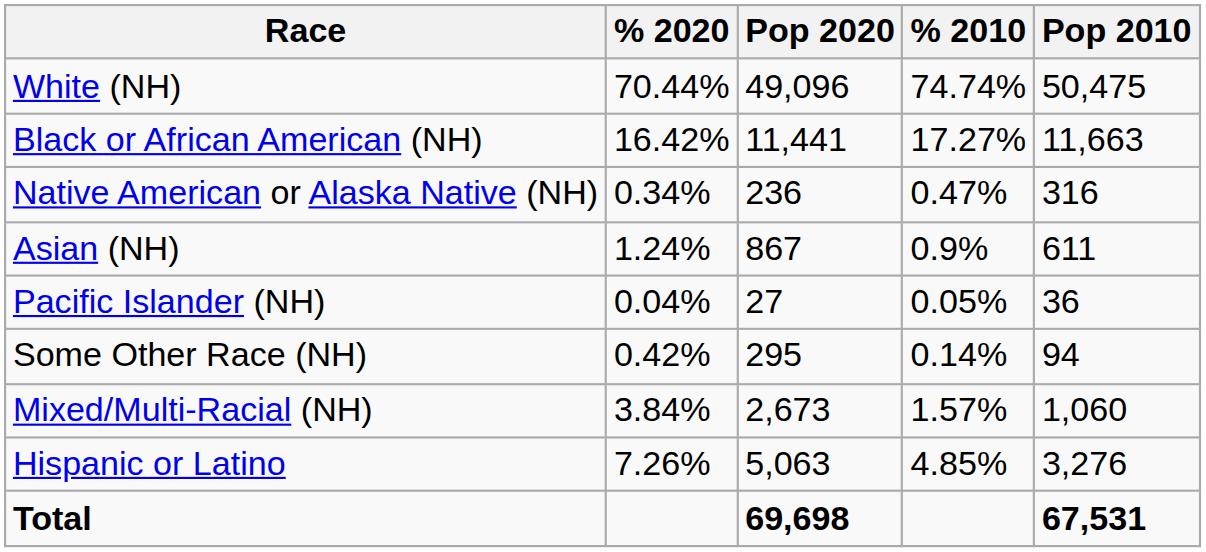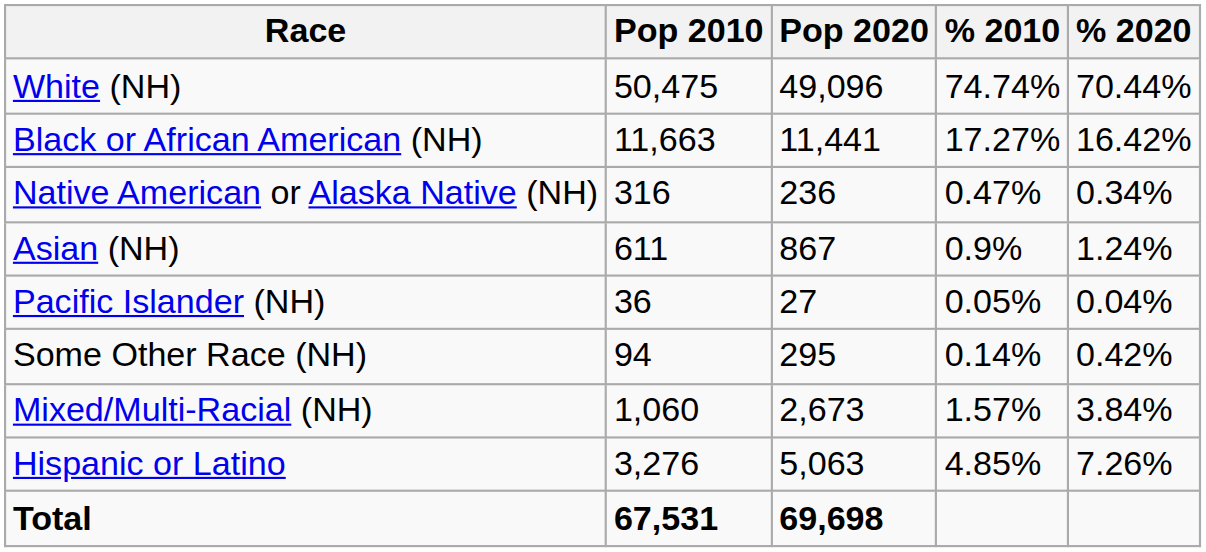columns swapped: (1117, 31) <-> (672, 31)
